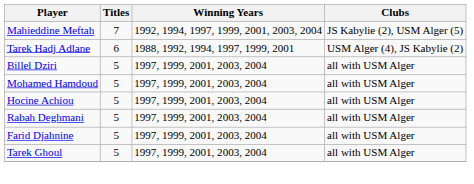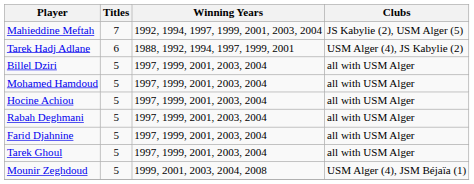+ row: (47, 170)
